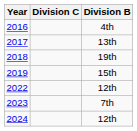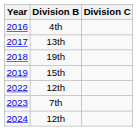columns swapped: (107, 12) <-> (56, 12)
